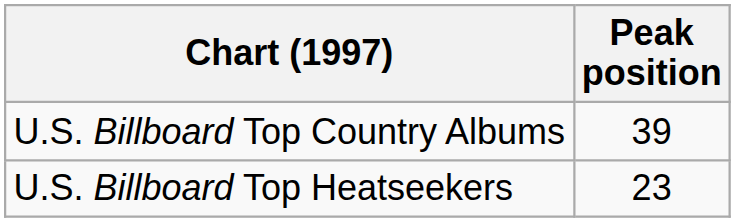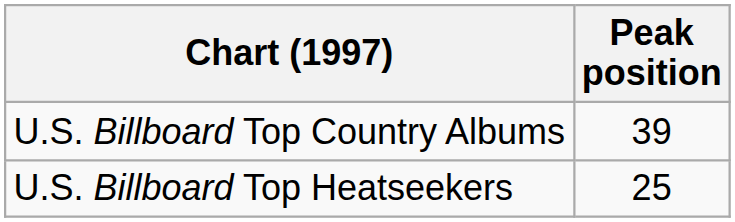(652, 187) 23 -> (652, 187) 25
